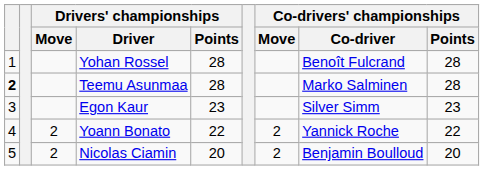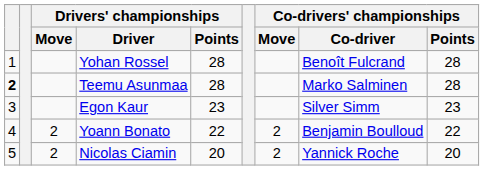(351, 130) Yannick Roche -> (363, 130) Benjamin Boulloud
(363, 153) Benjamin Boulloud -> (351, 153) Yannick Roche
